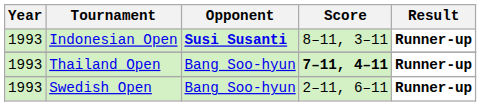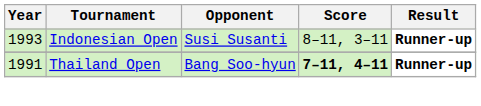(236, 40) bold -> (236, 40) normal
(25, 64) 1993 -> (25, 64) 1991
- row: (101, 88)
